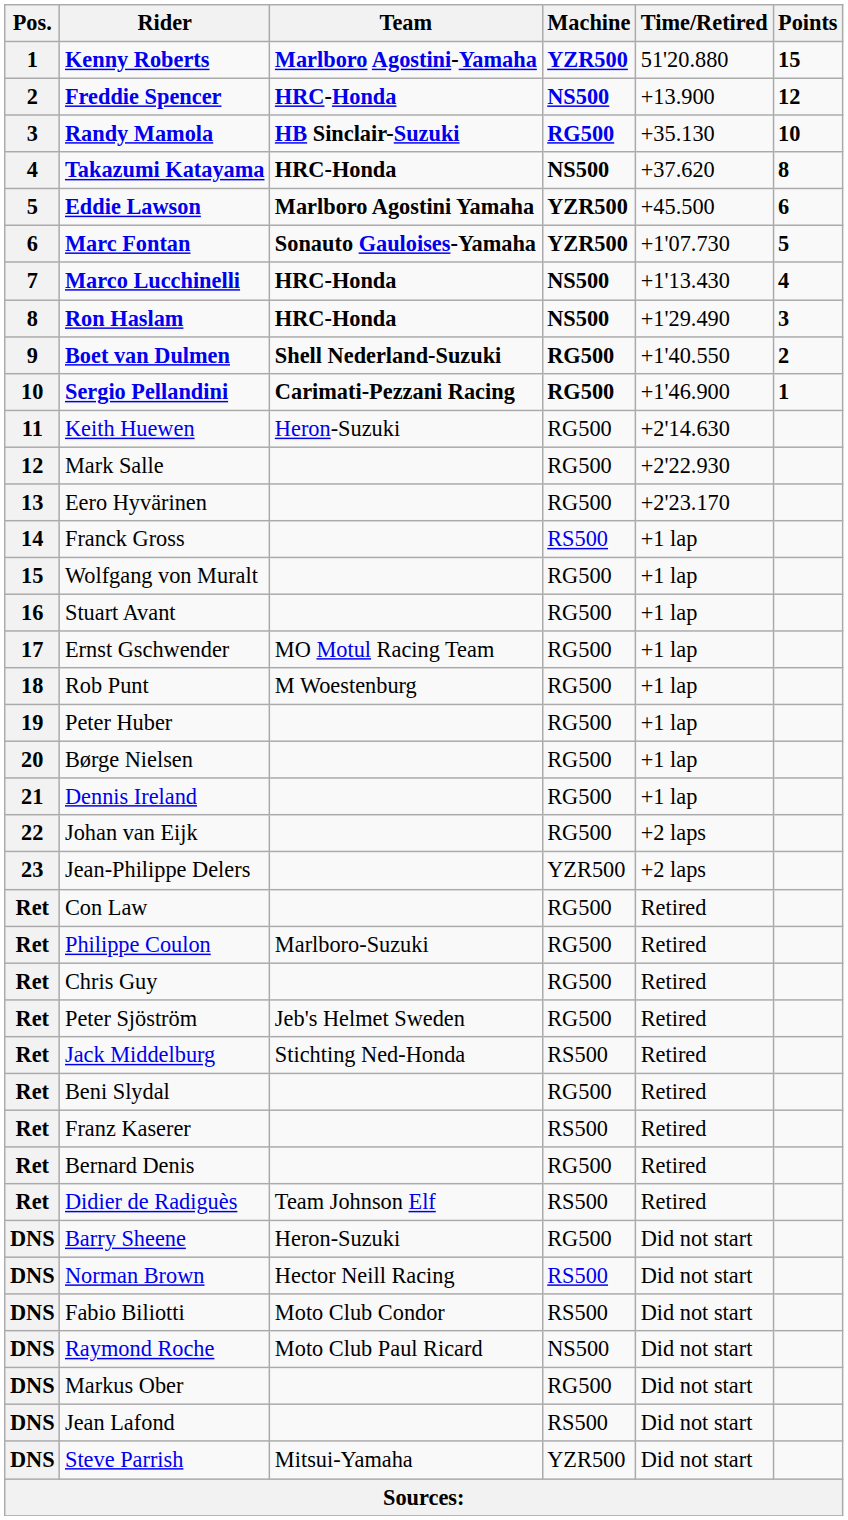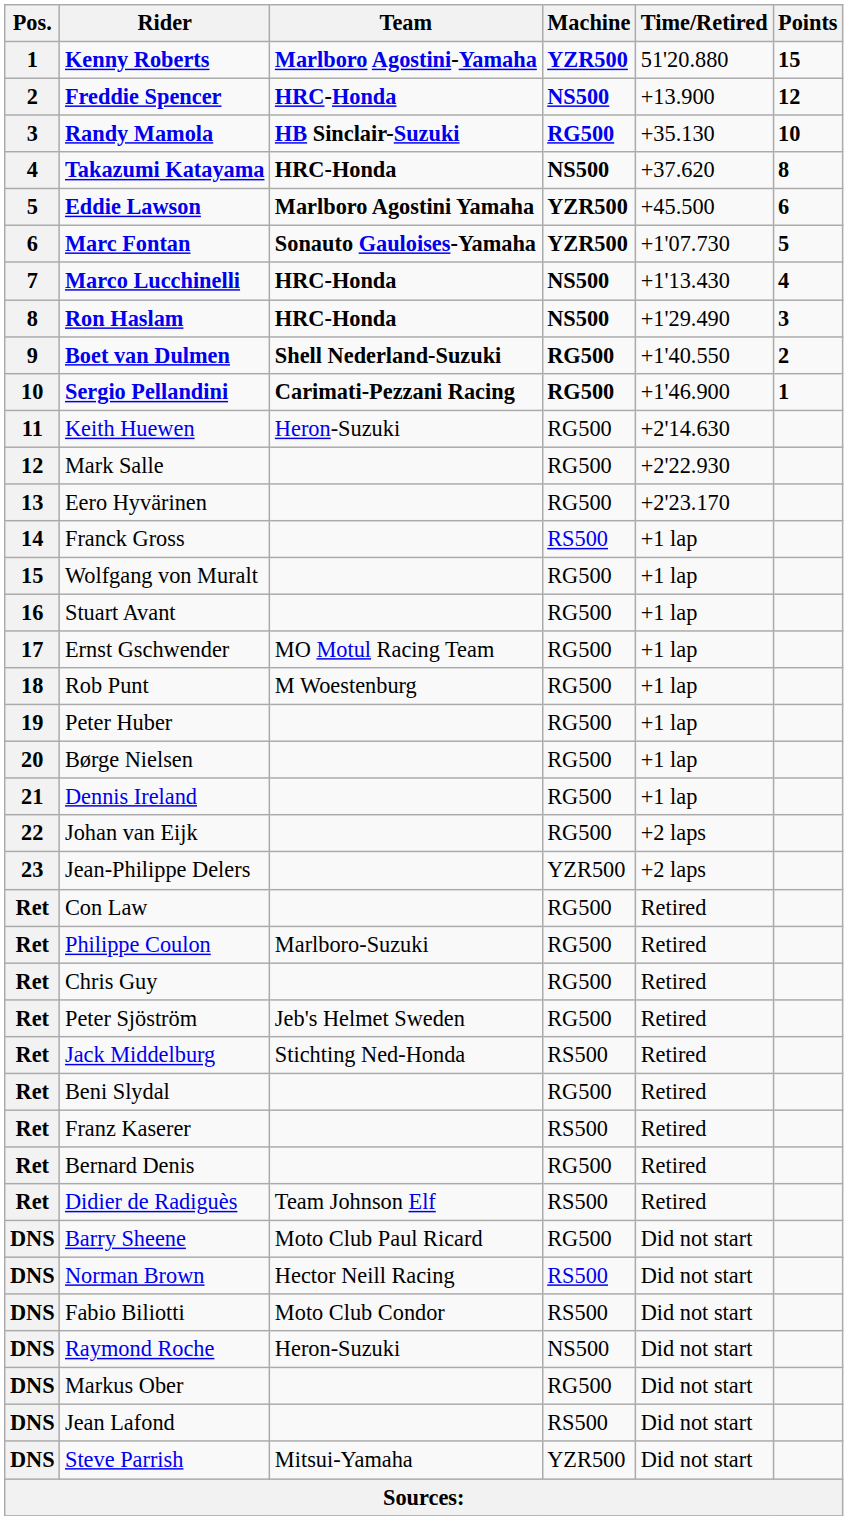(337, 1238) Heron-Suzuki -> (379, 1238) Moto Club Paul Ricard
(379, 1349) Moto Club Paul Ricard -> (337, 1349) Heron-Suzuki
